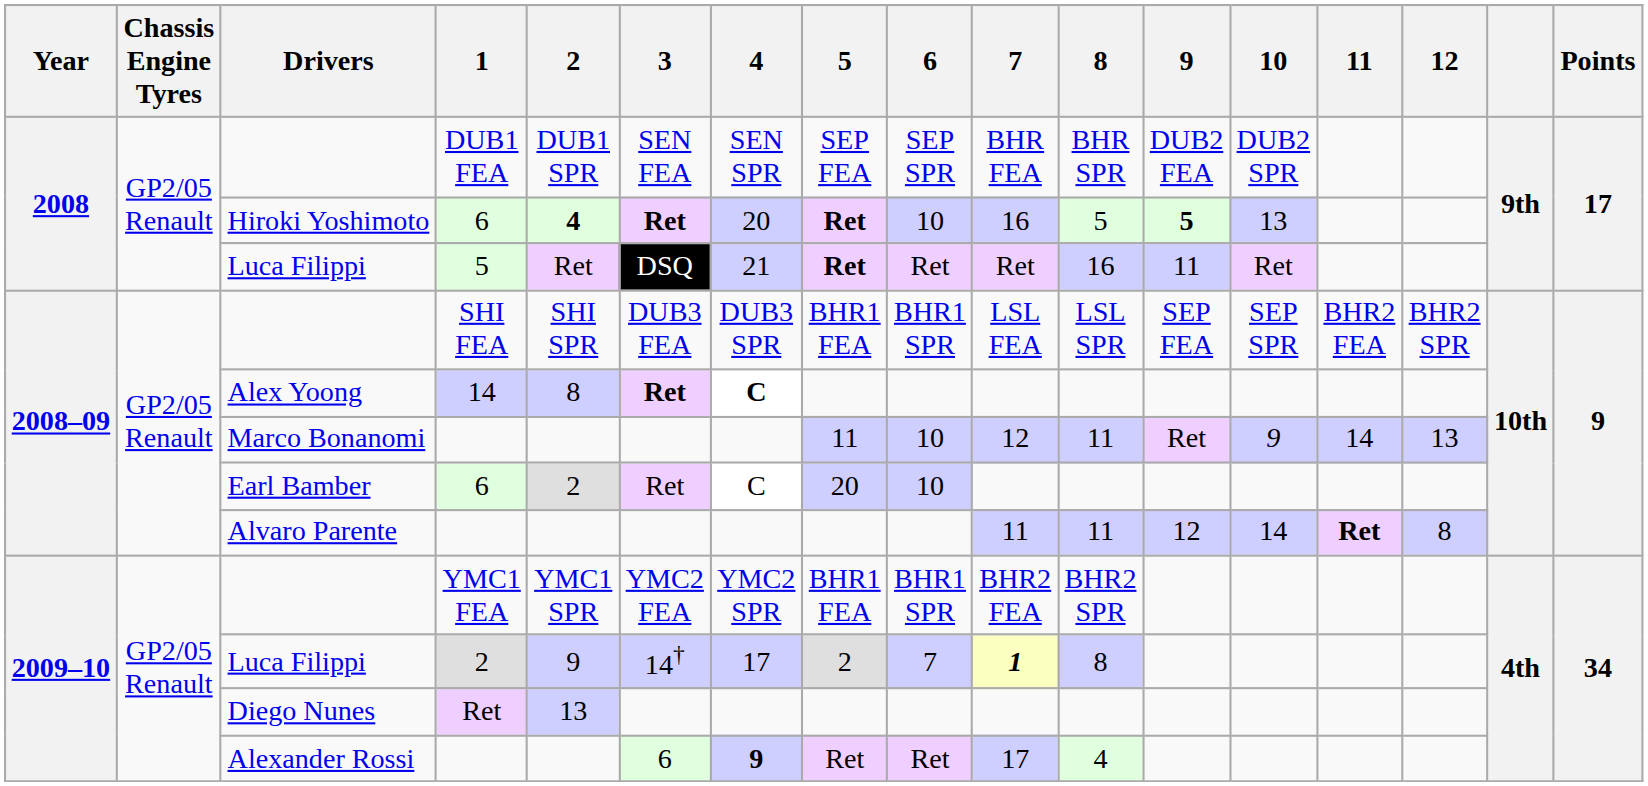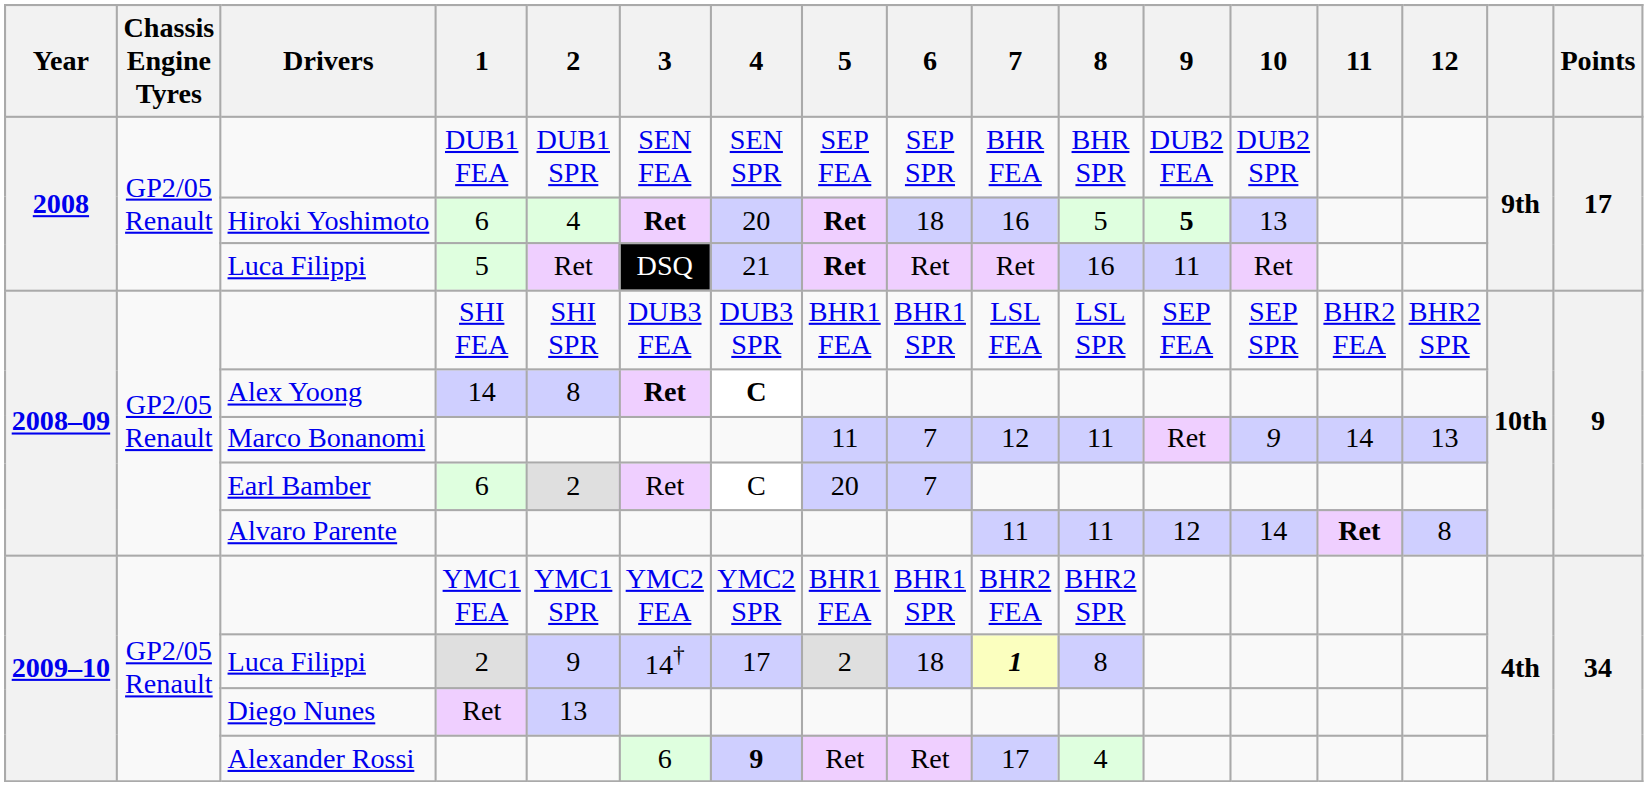(573, 219) bold -> (573, 219) normal
(930, 219) 10 -> (930, 219) 18
(930, 438) 10 -> (930, 438) 7
(930, 484) 10 -> (930, 484) 7
(930, 661) 7 -> (930, 661) 18
